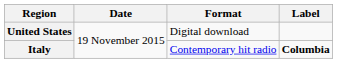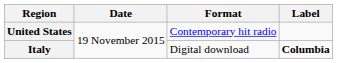(209, 31) Digital download -> (223, 31) Contemporary hit radio
(223, 49) Contemporary hit radio -> (209, 49) Digital download
